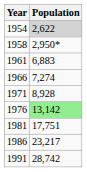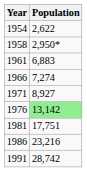(43, 28) lightgrey background -> (43, 28) no background
(43, 93) 8,928 -> (43, 93) 8,927
(46, 142) 23,217 -> (46, 142) 23,216
